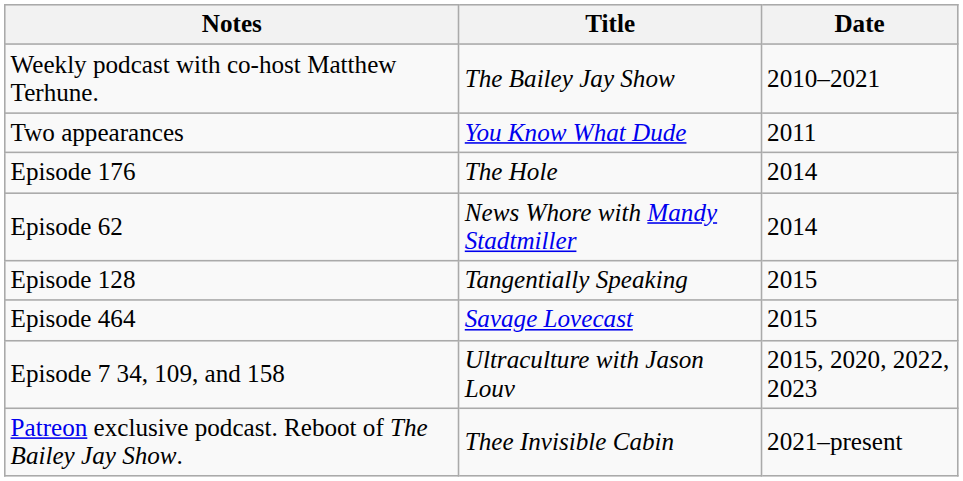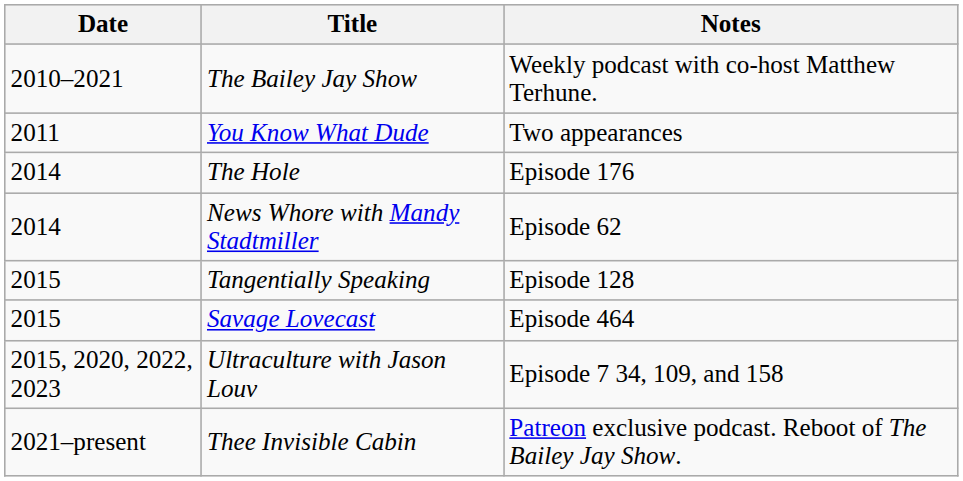columns swapped: (860, 24) <-> (232, 24)
